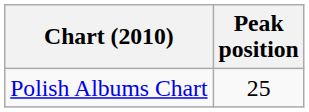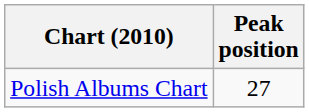(259, 87) 25 -> (259, 87) 27
